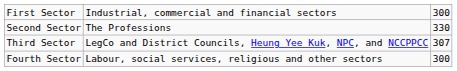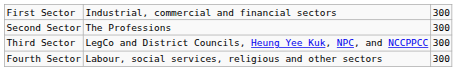(441, 28) 330 -> (441, 28) 300
(441, 43) 307 -> (441, 43) 300
